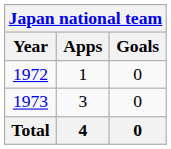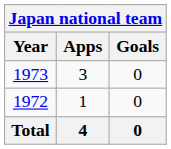rows swapped: (31, 74) <-> (31, 102)
